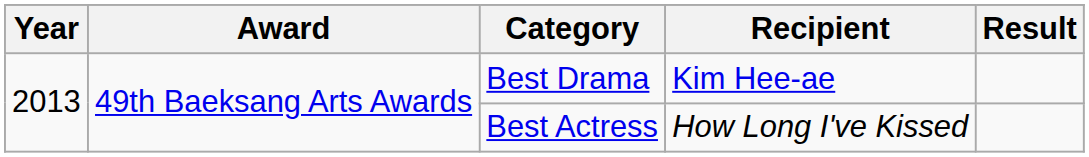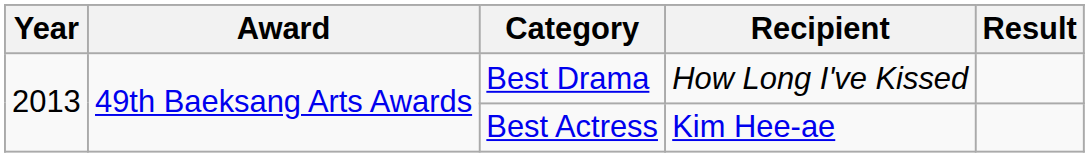(754, 77) Kim Hee-ae -> (820, 77) How Long I've Kissed
(820, 126) How Long I've Kissed -> (754, 126) Kim Hee-ae
